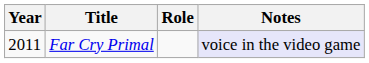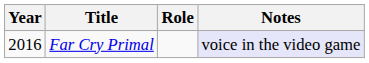(25, 44) 2011 -> (25, 44) 2016
